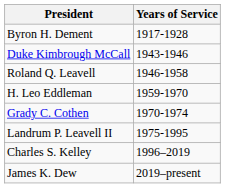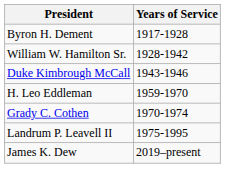+ row: (67, 54)
- row: (51, 73)
- row: (49, 153)
